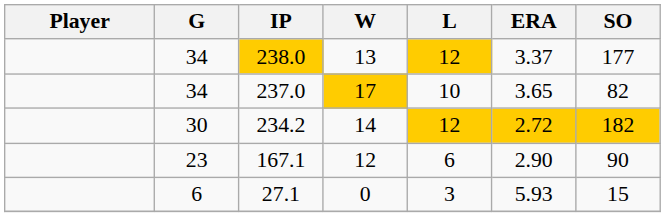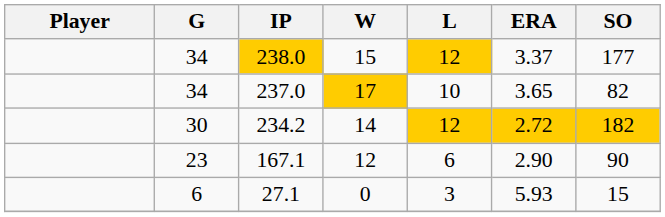(365, 56) 13 -> (365, 56) 15
